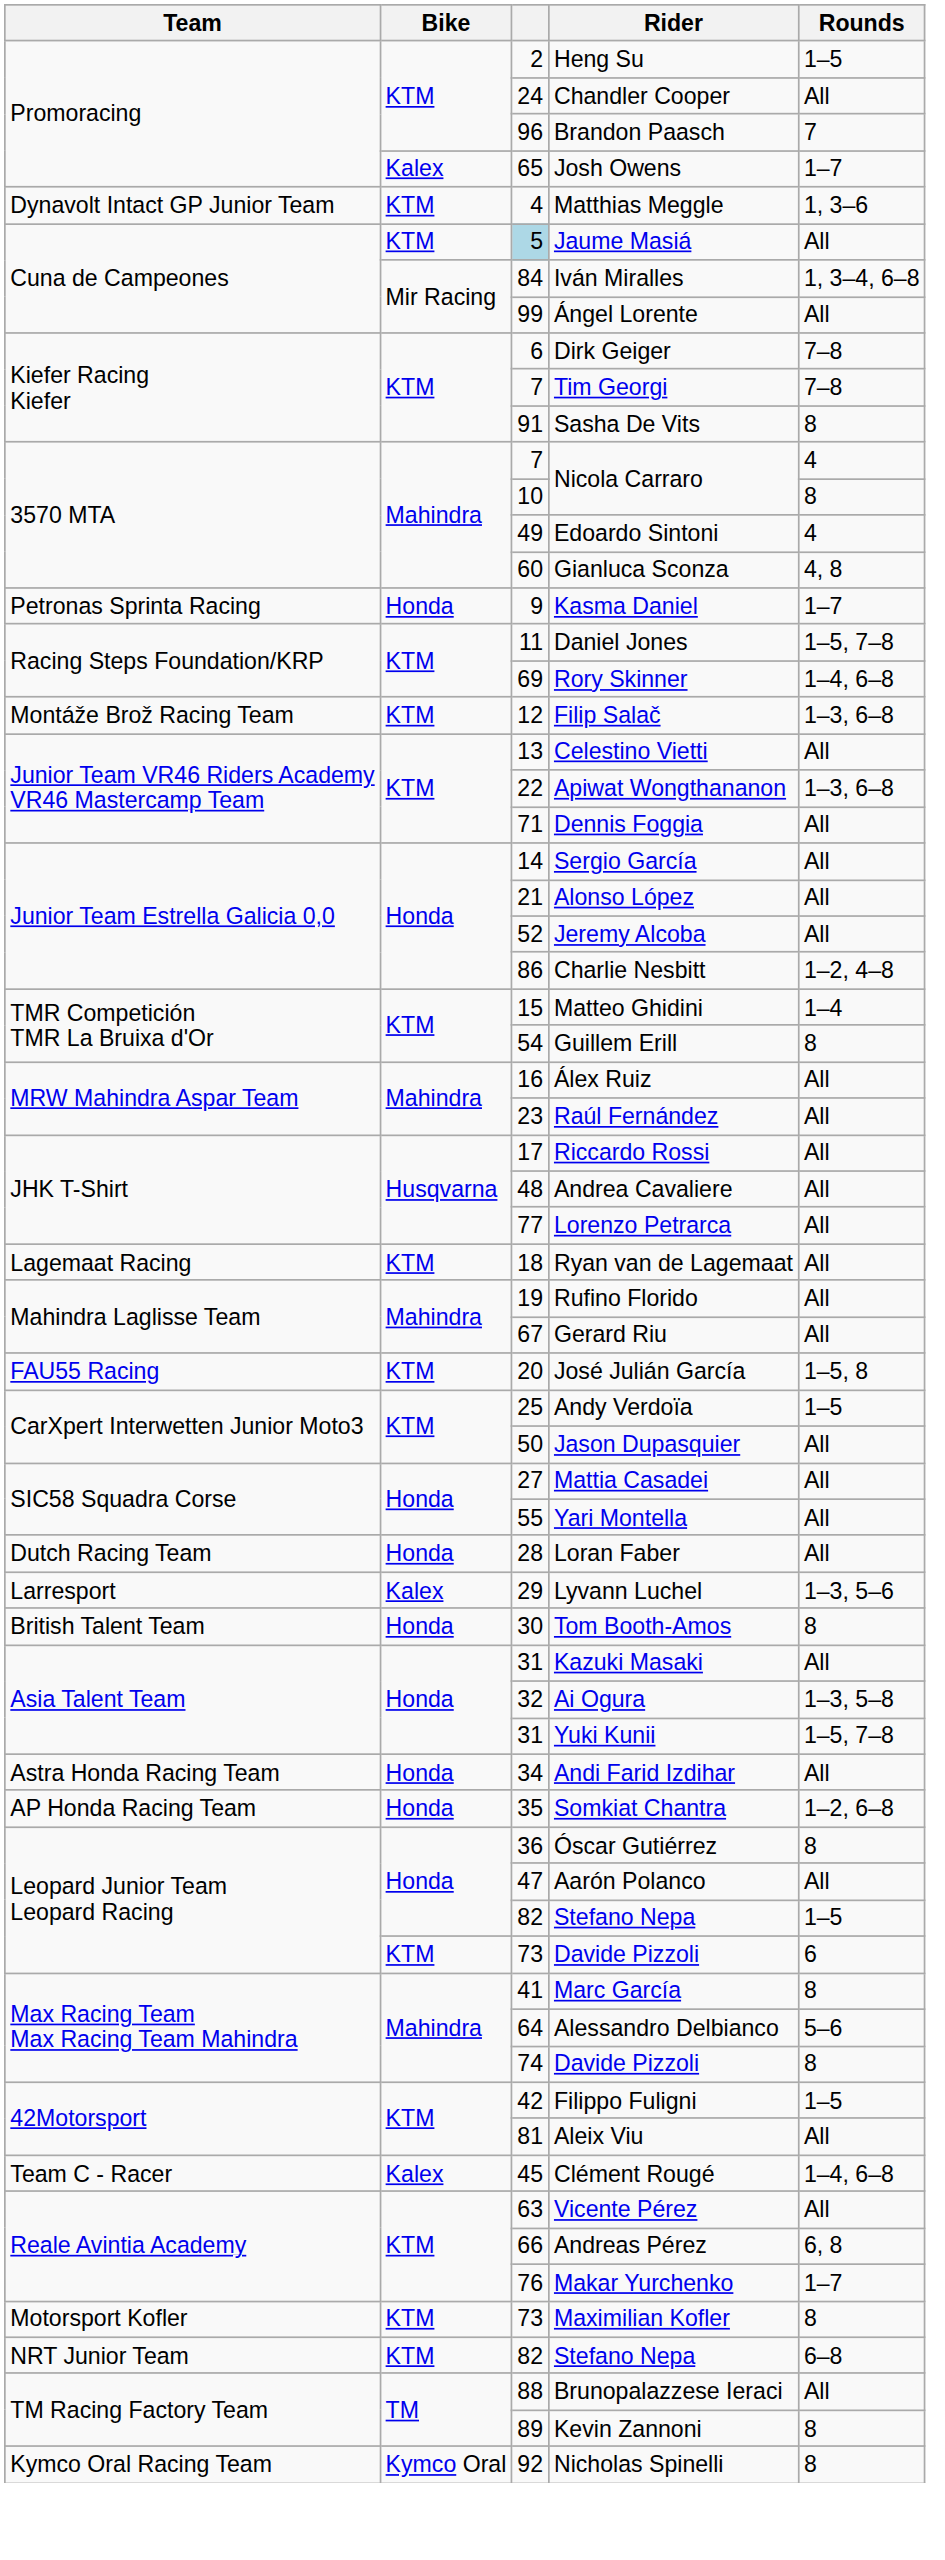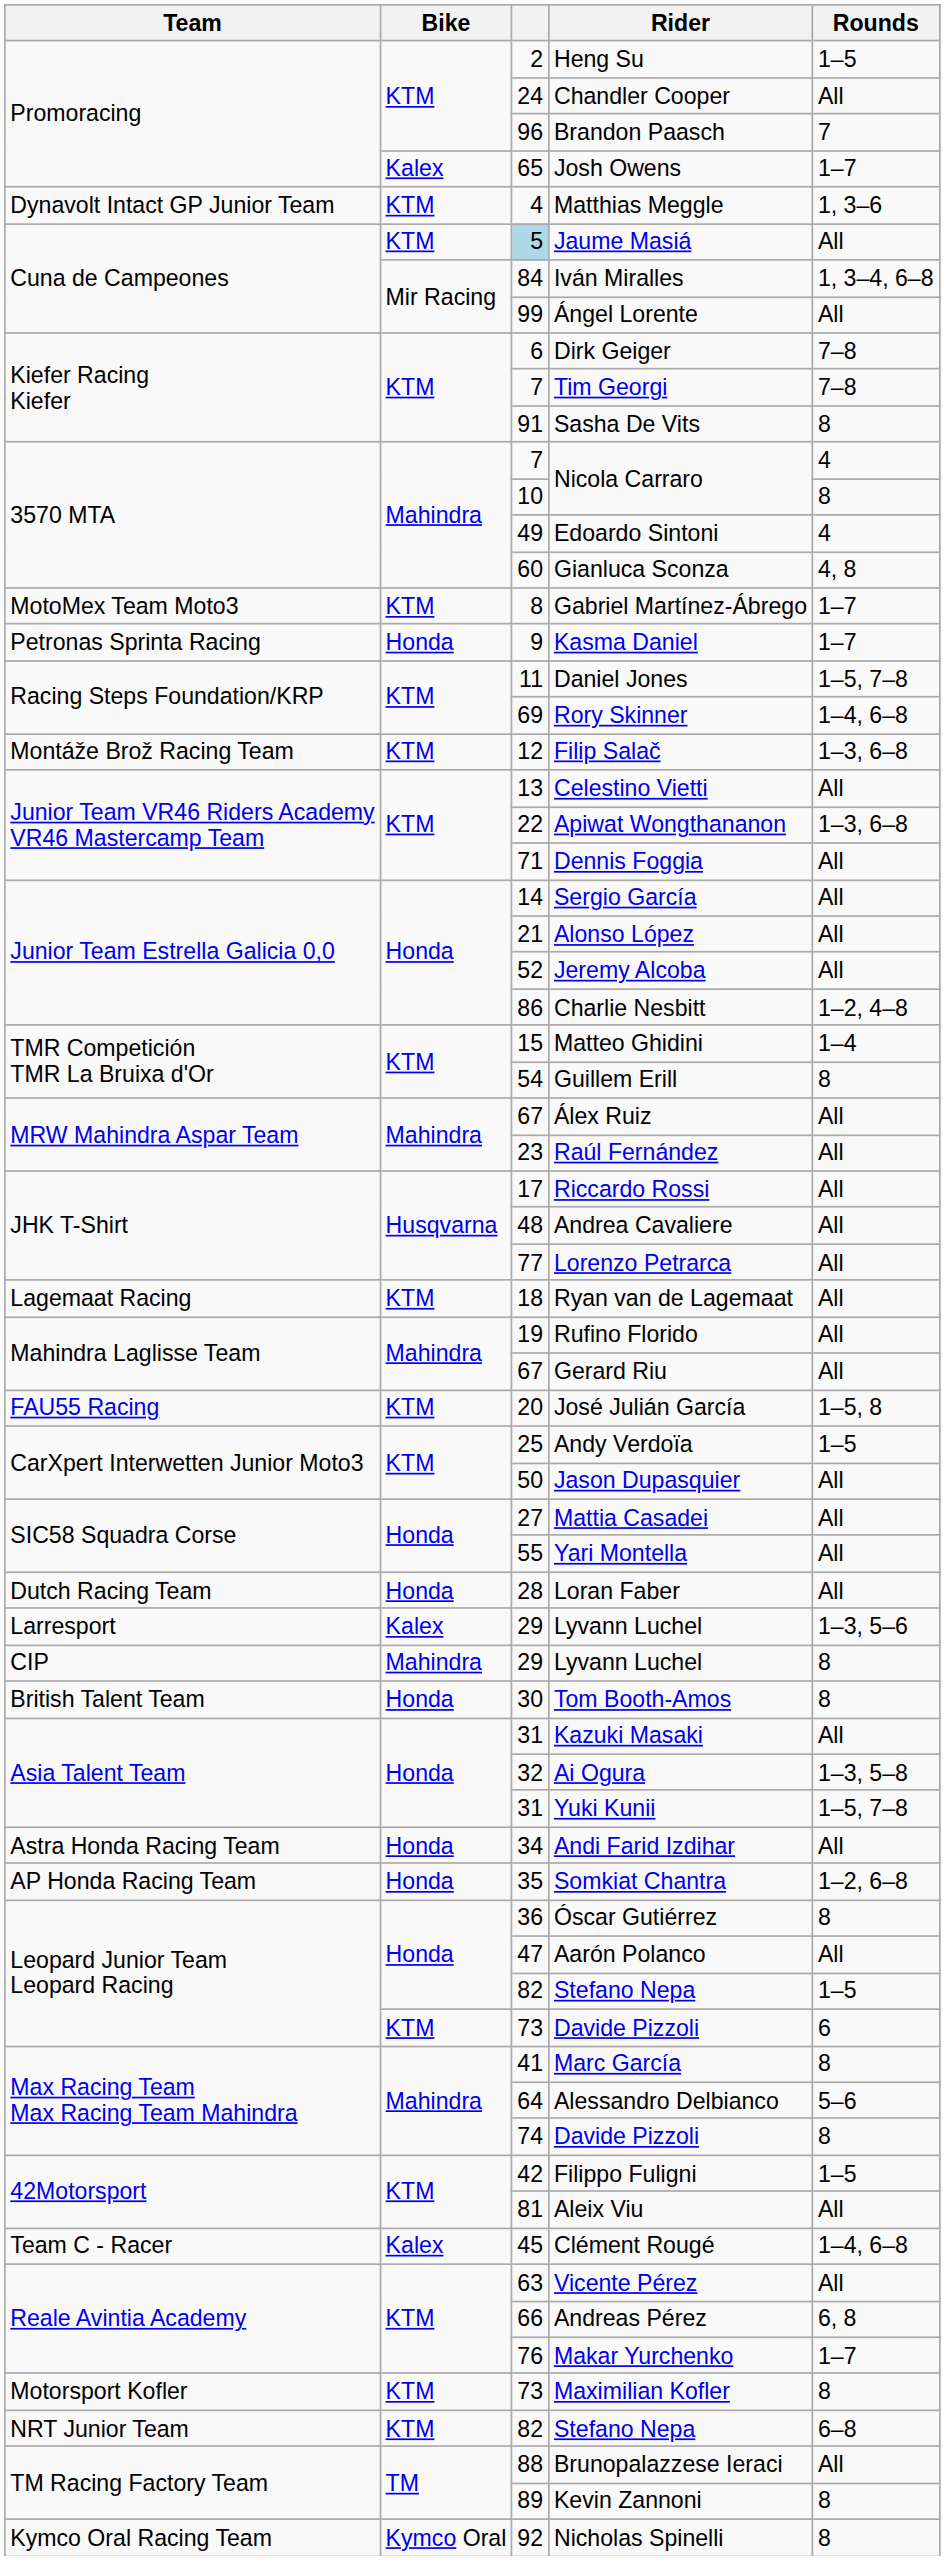+ row: (124, 606)
(530, 1080) 16 -> (530, 1116) 67
+ row: (30, 1663)
